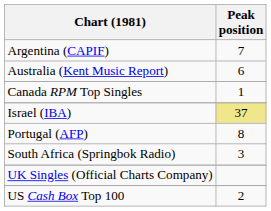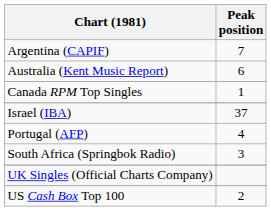(241, 112) khaki background -> (241, 112) no background
(241, 133) 8 -> (241, 133) 4
